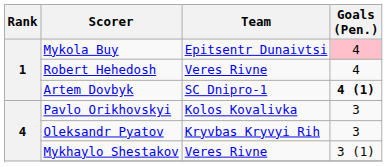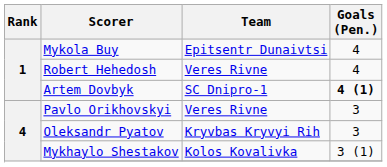(356, 49) pink background -> (356, 49) no background
(241, 110) Kolos Kovalivka -> (226, 110) Veres Rivne
(226, 151) Veres Rivne -> (241, 151) Kolos Kovalivka
